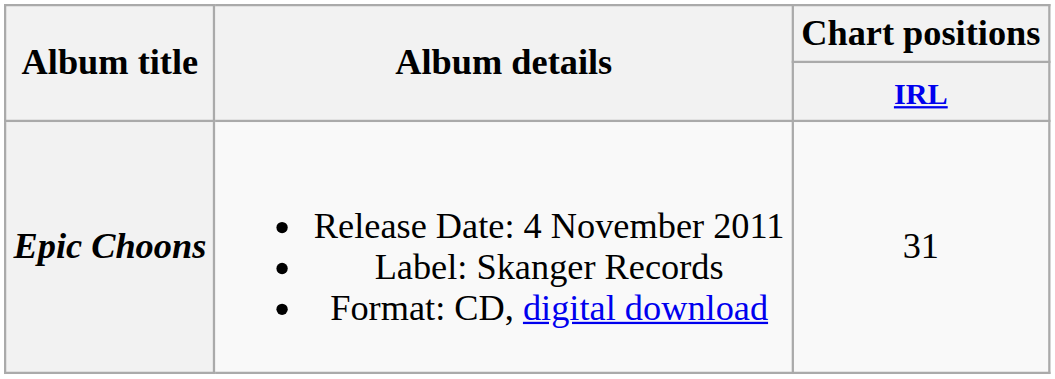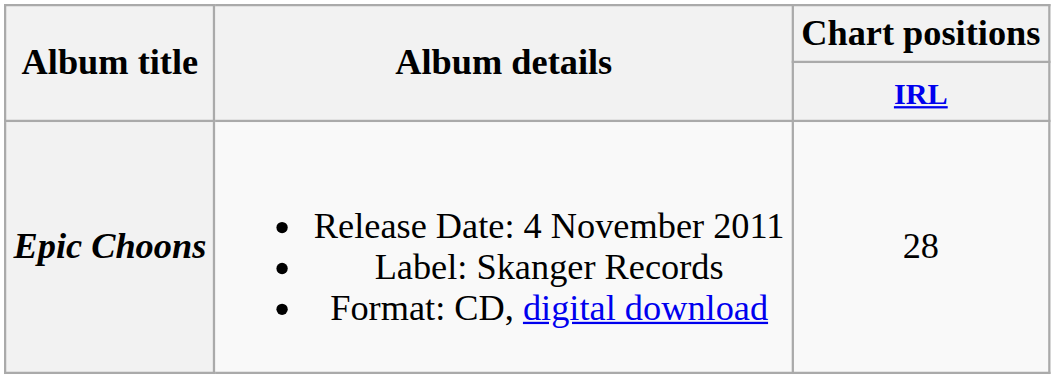(921, 246) 31 -> (921, 246) 28
